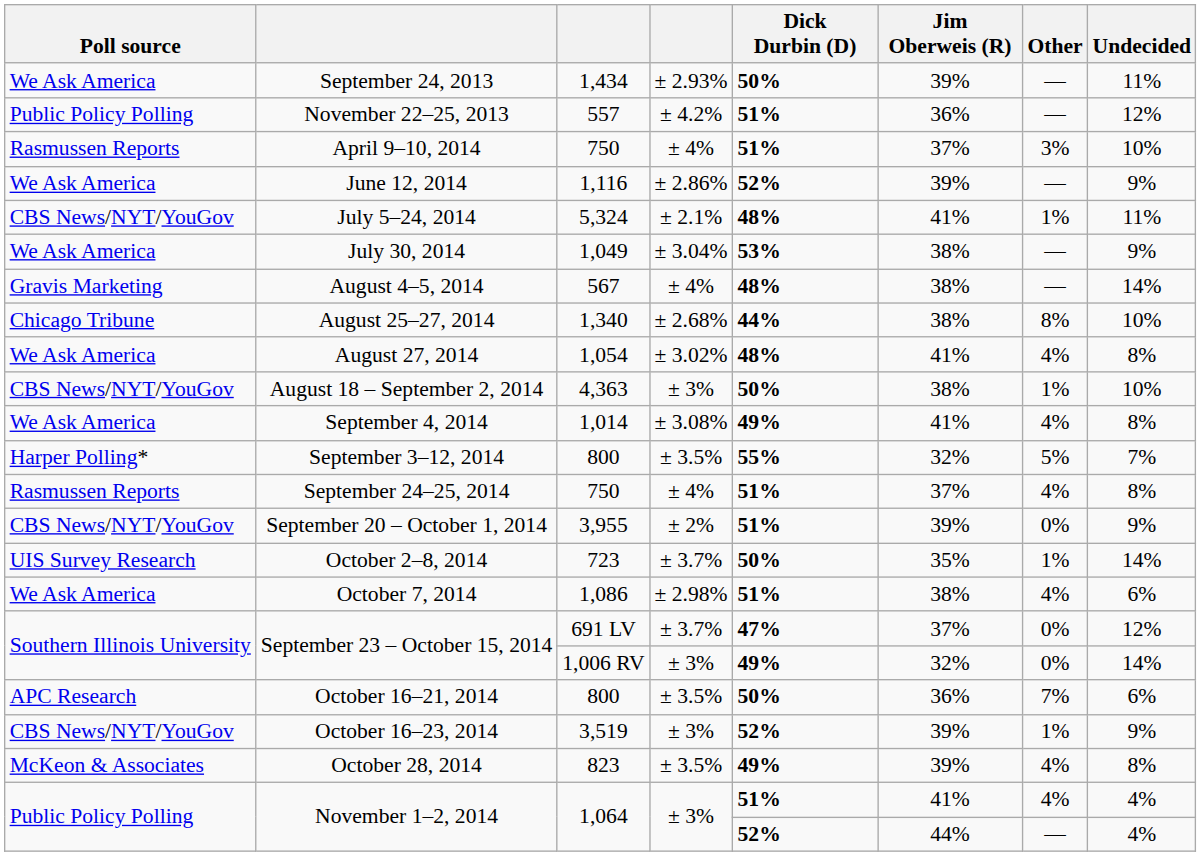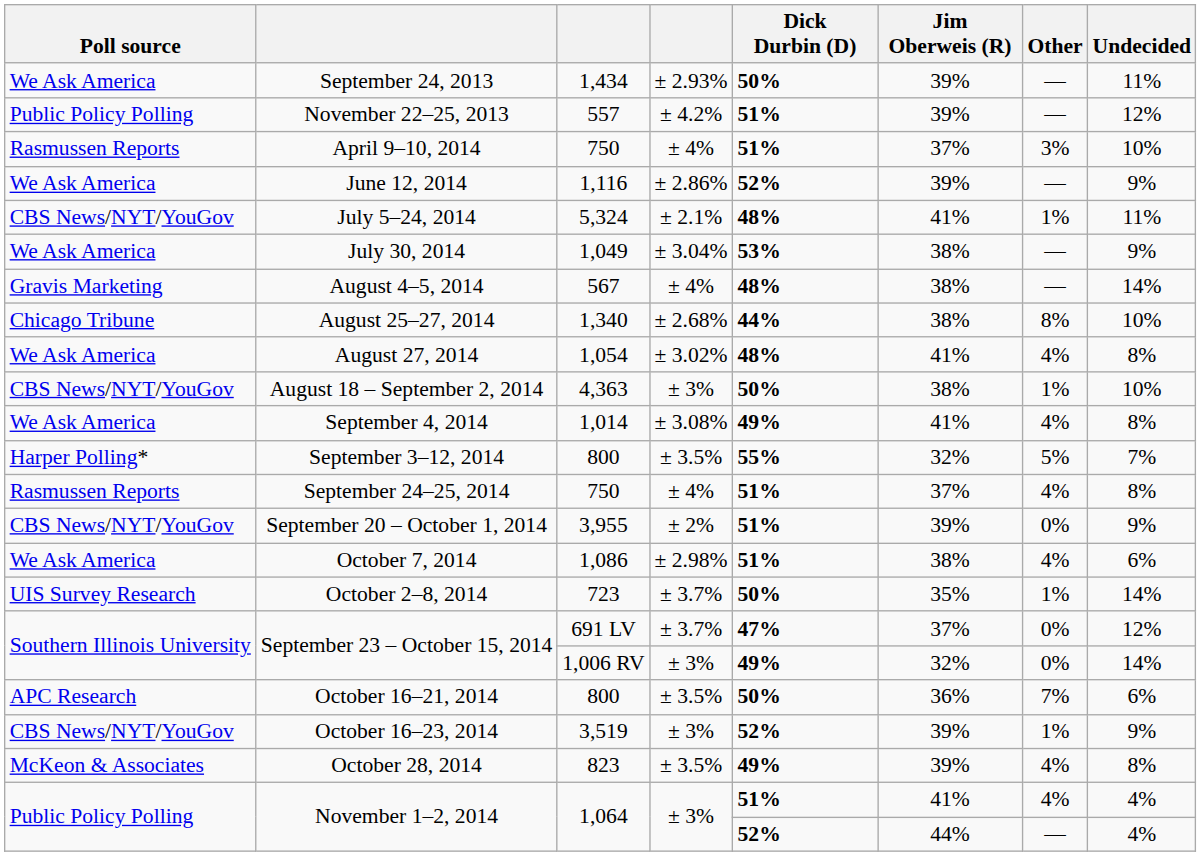(950, 114) 36% -> (950, 114) 39%
rows swapped: (407, 594) <-> (407, 559)
